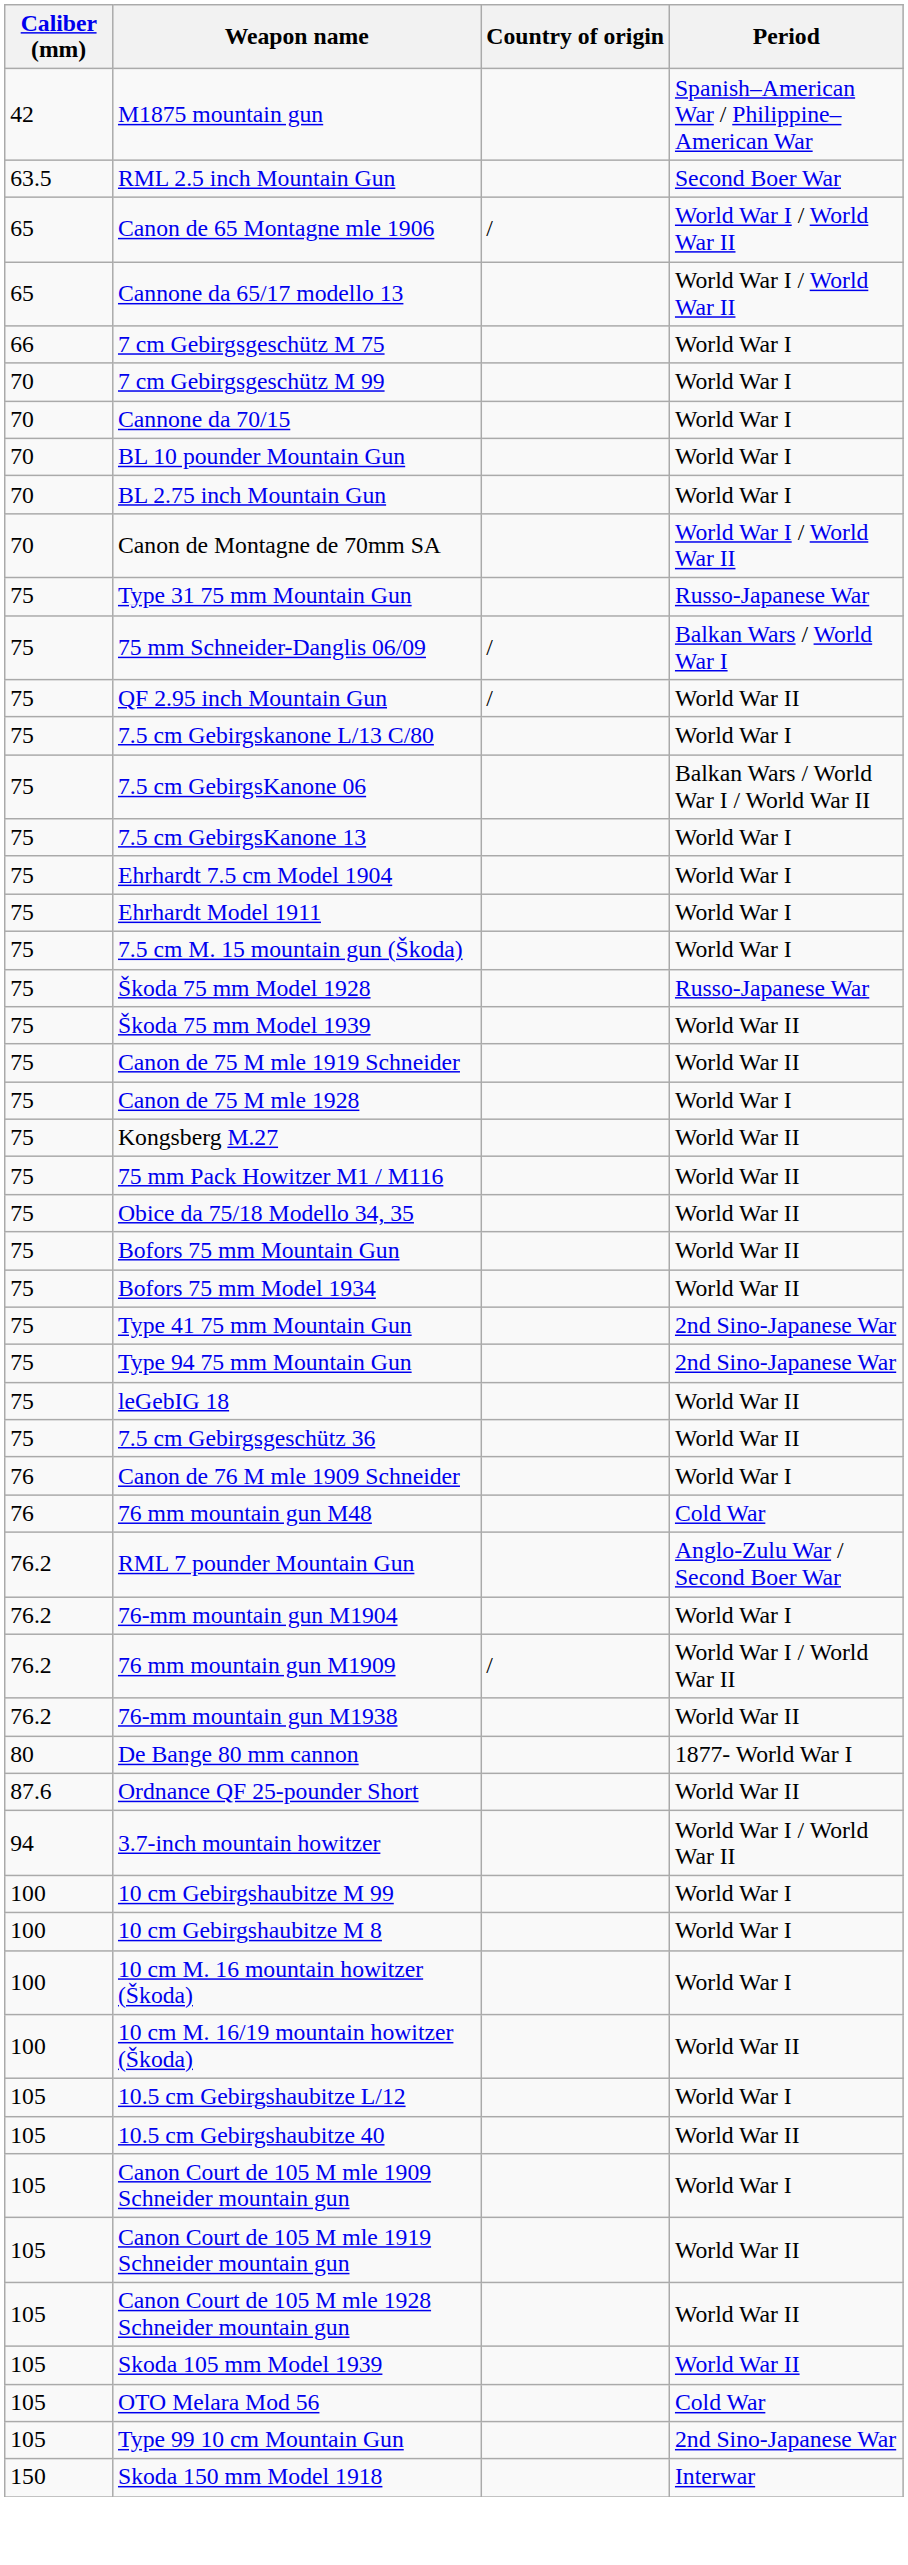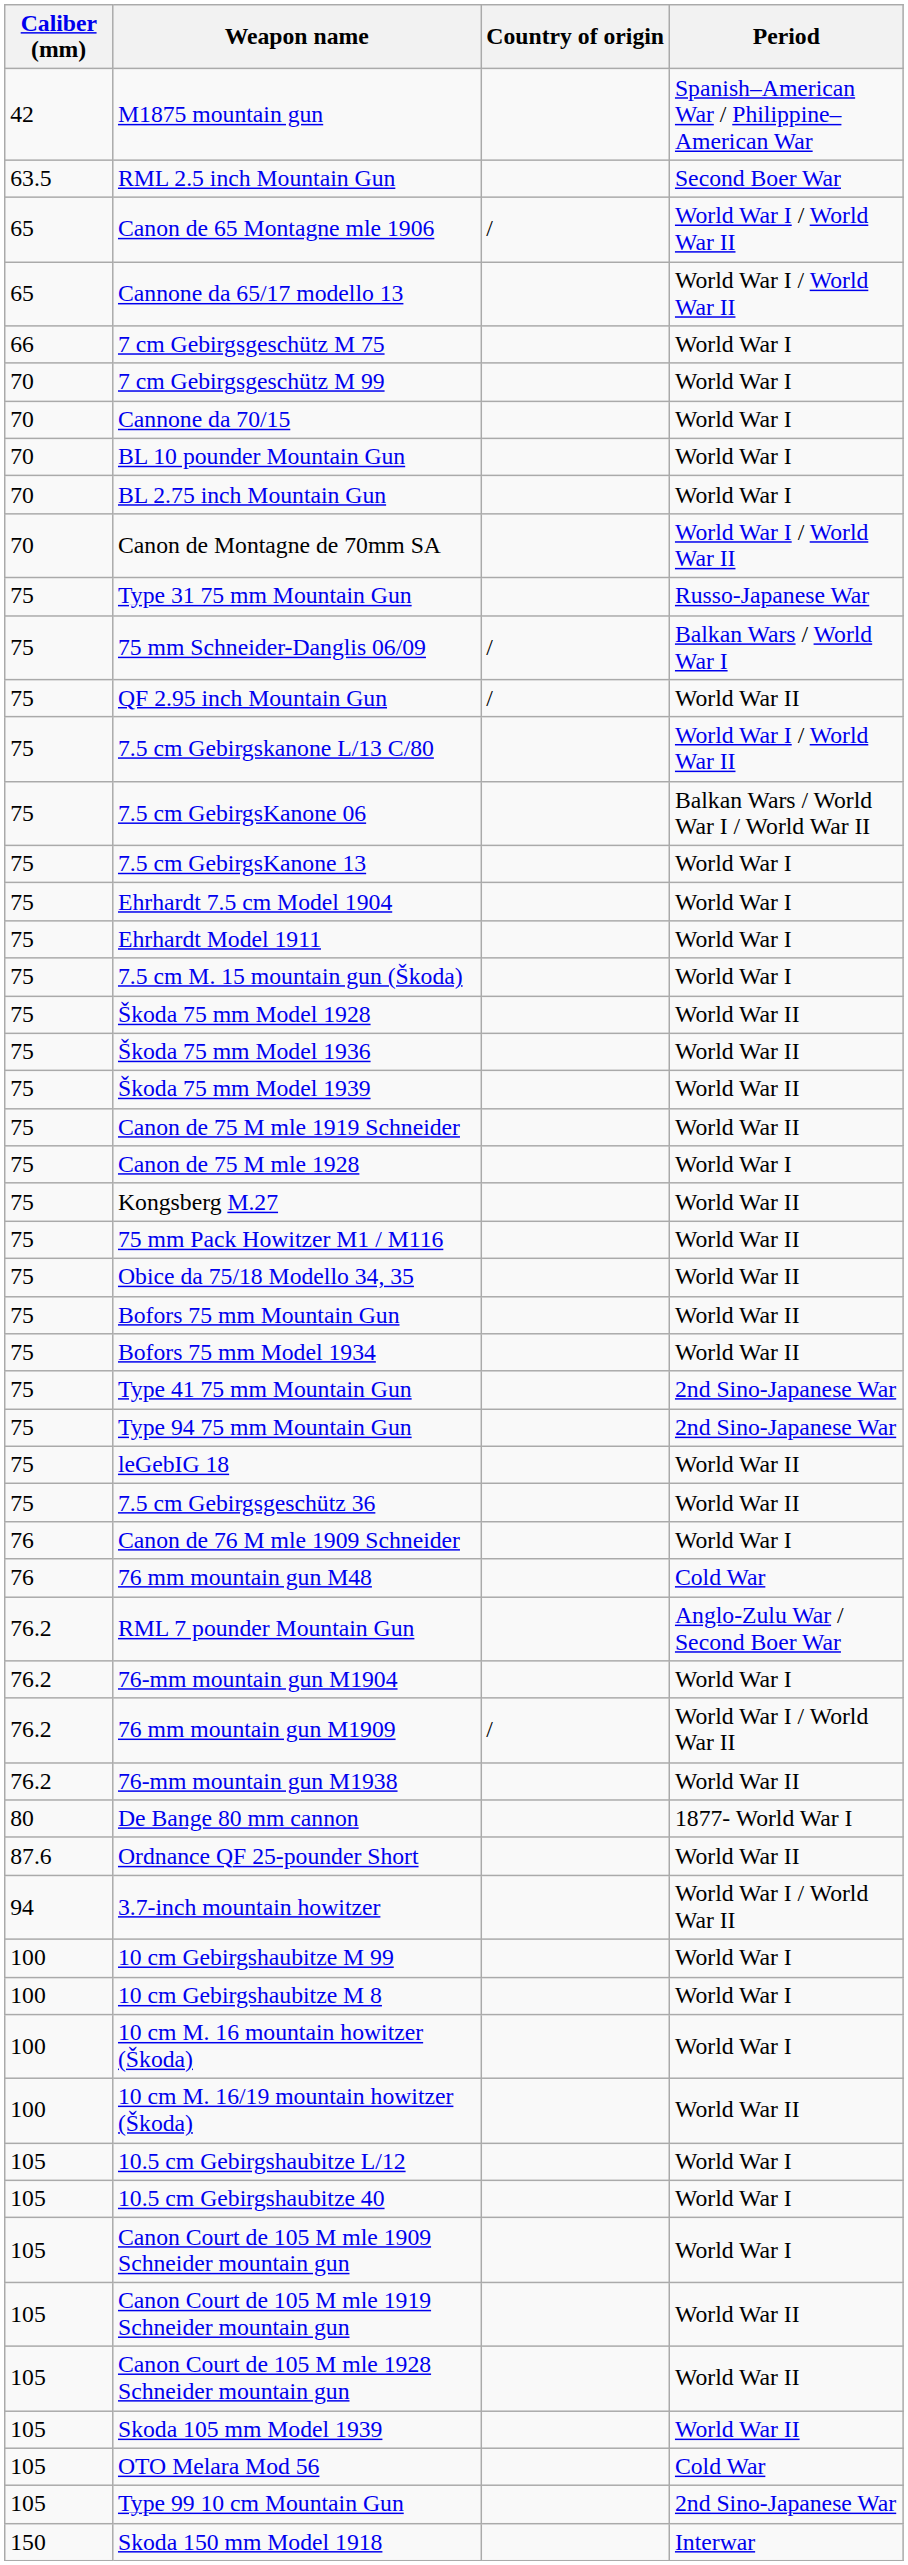(733, 735) World War I -> (772, 748) World War I / World War II
(772, 987) Russo-Japanese War -> (737, 1014) World War II
+ row: (244, 1051)
(737, 2134) World War II -> (733, 2198) World War I
